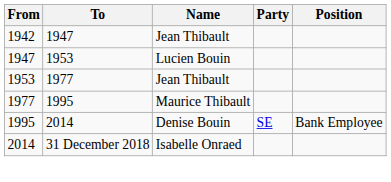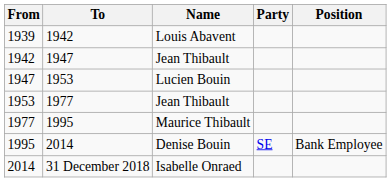+ row: (21, 36)
